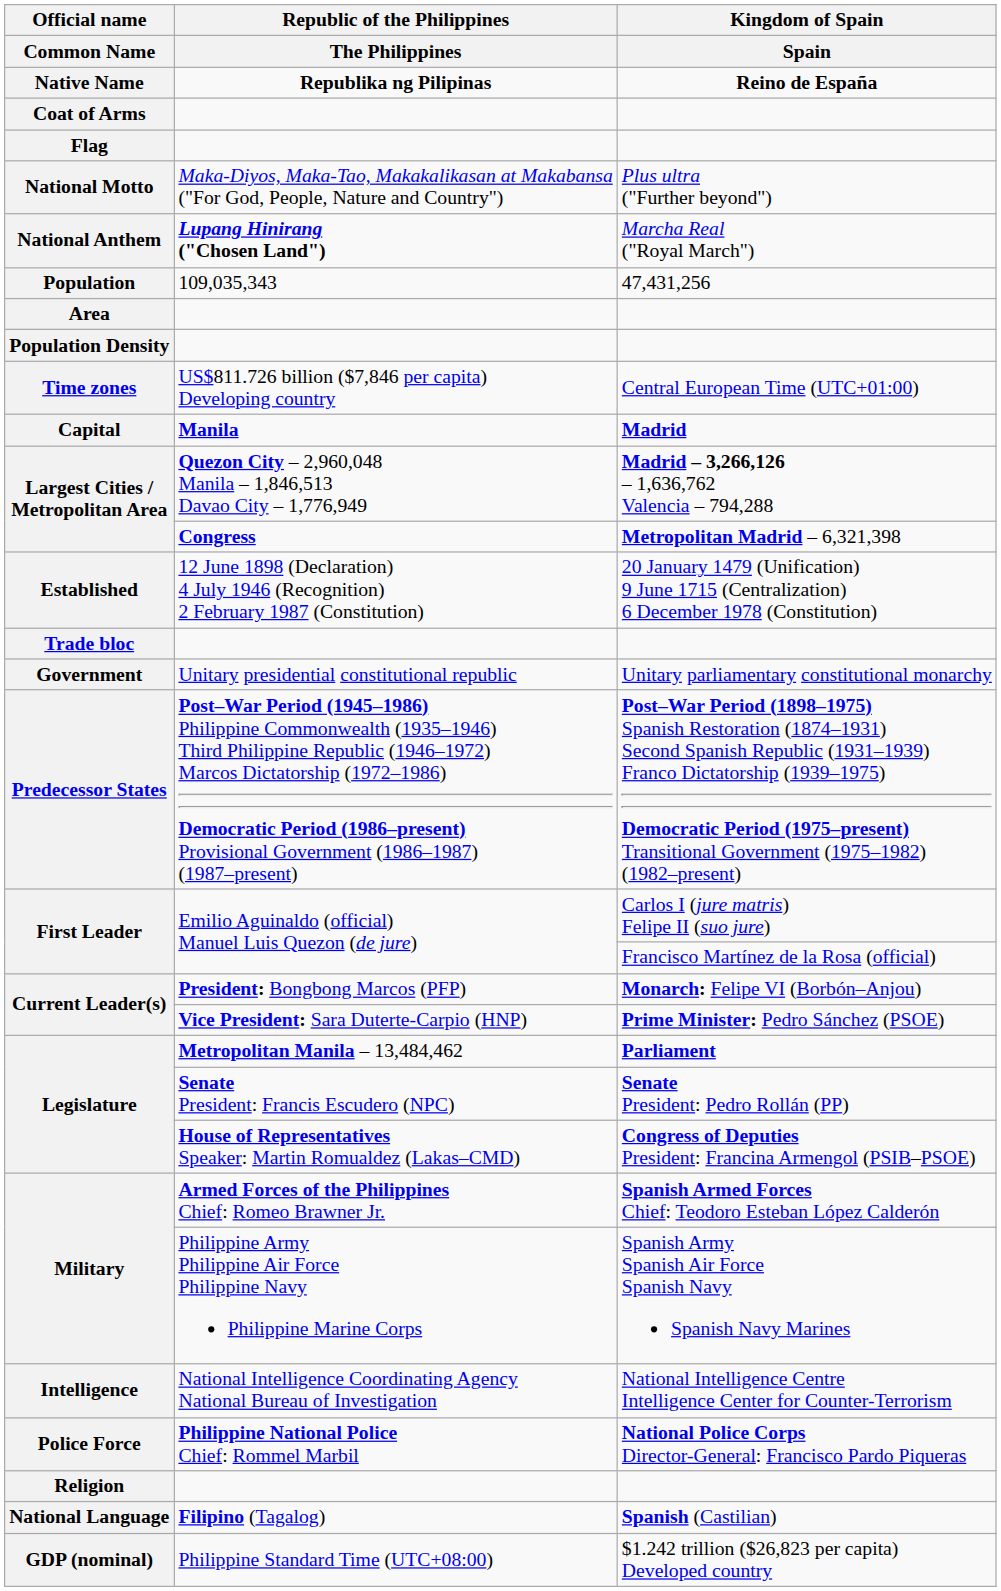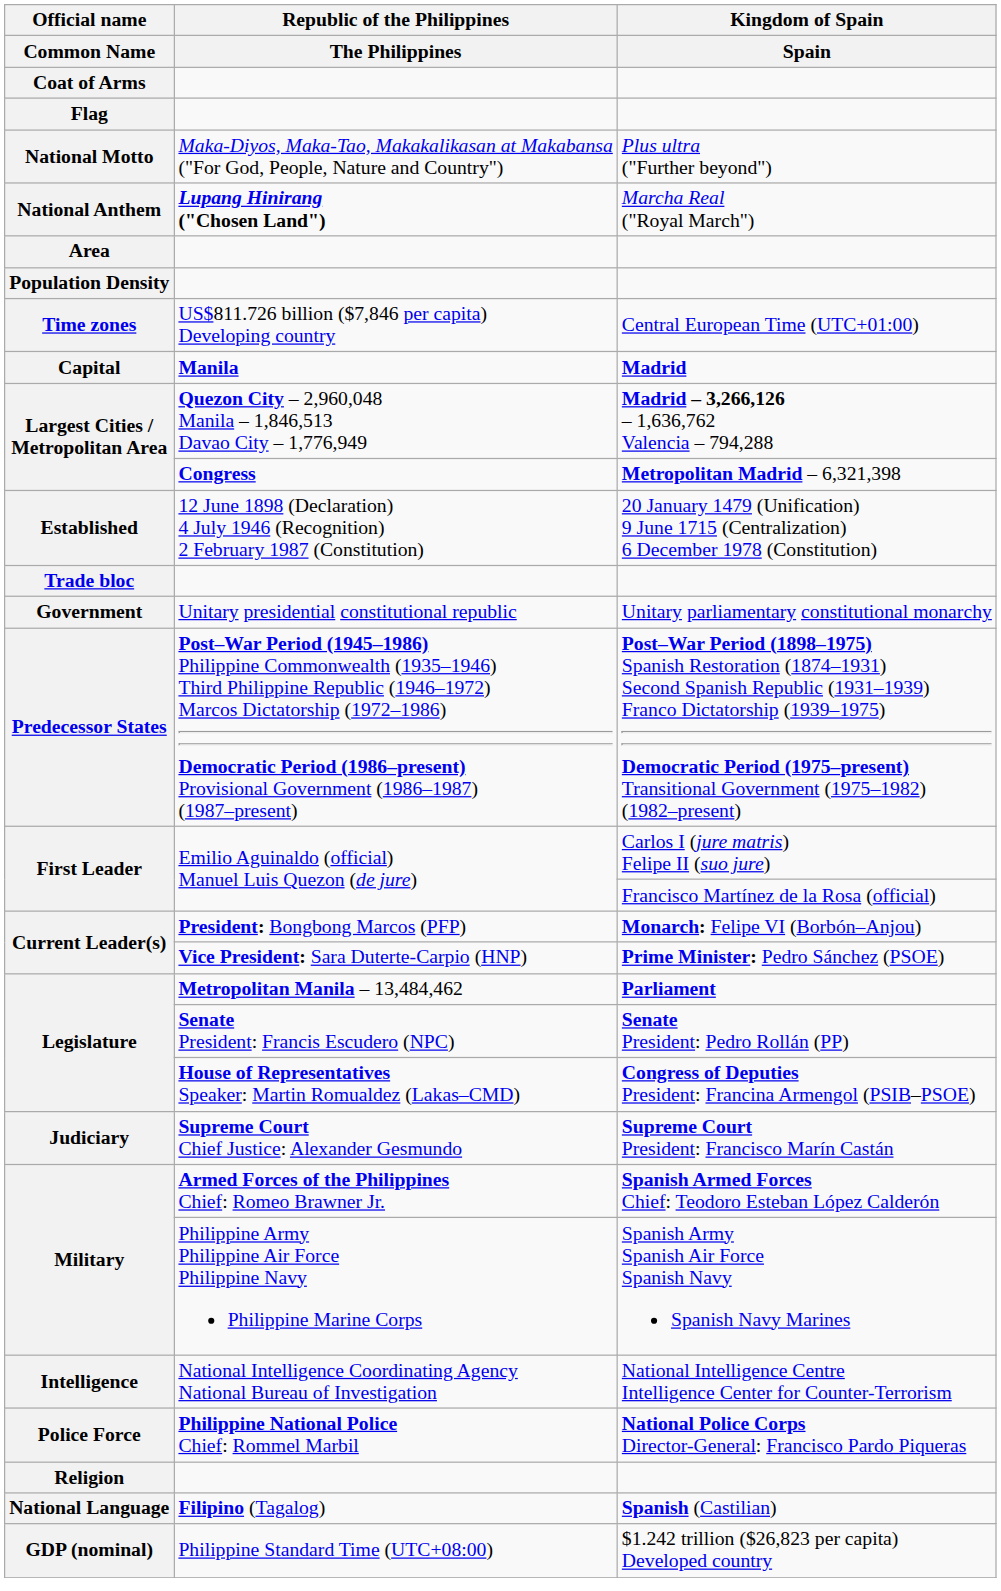- row: (89, 82)
- row: (89, 282)
+ row: (89, 1137)
